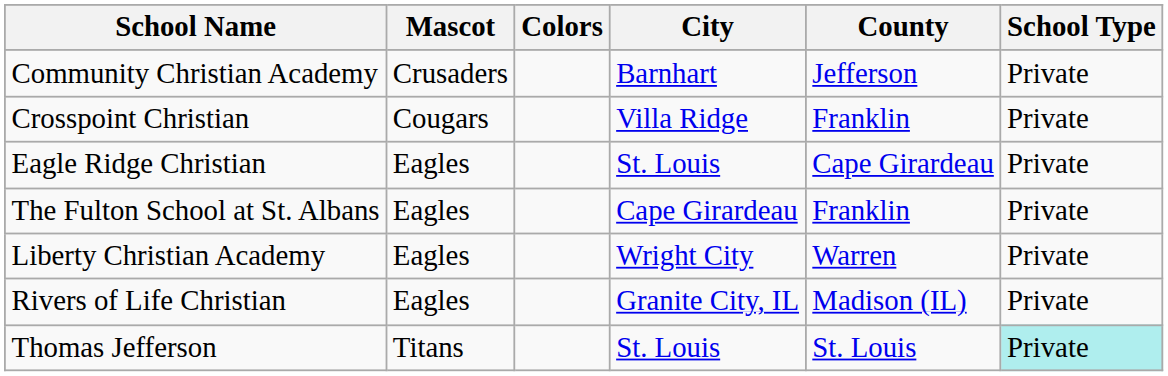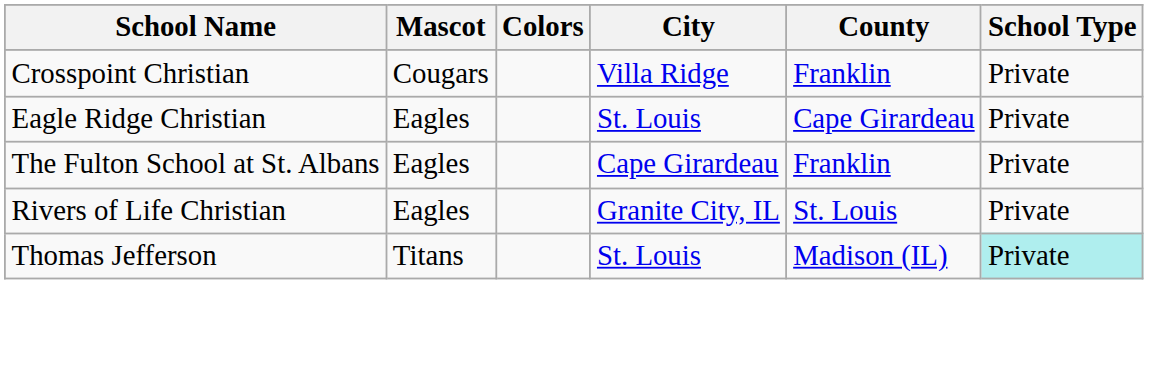- row: (195, 73)
- row: (168, 255)
(890, 301) Madison (IL) -> (845, 210) St. Louis
(864, 347) St. Louis -> (870, 255) Madison (IL)
